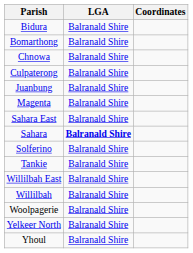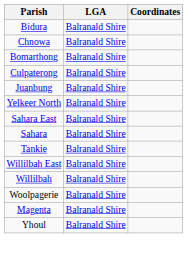rows swapped: (34, 42) <-> (34, 57)
rows swapped: (34, 103) <-> (34, 225)
(98, 133) bold -> (96, 133) normal
- row: (34, 149)
